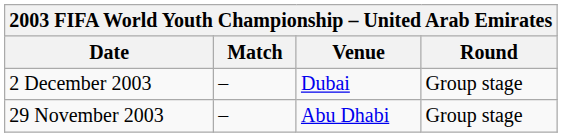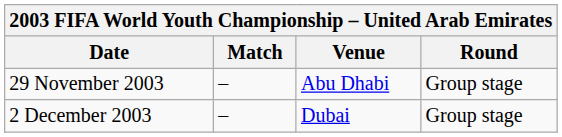rows swapped: (86, 115) <-> (80, 83)
